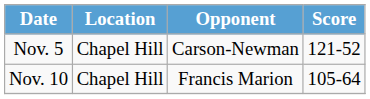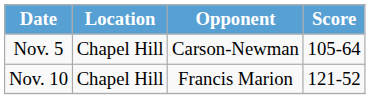(334, 49) 121-52 -> (334, 49) 105-64
(334, 78) 105-64 -> (334, 78) 121-52
